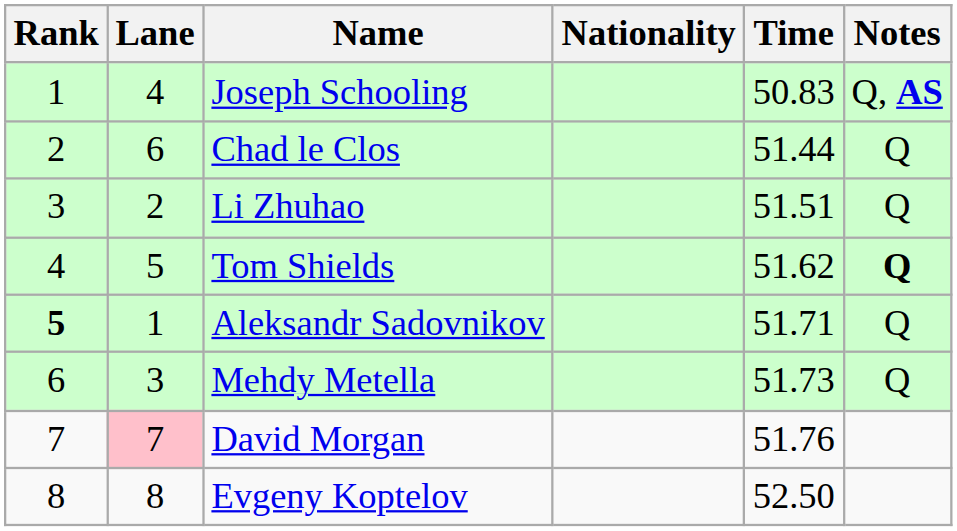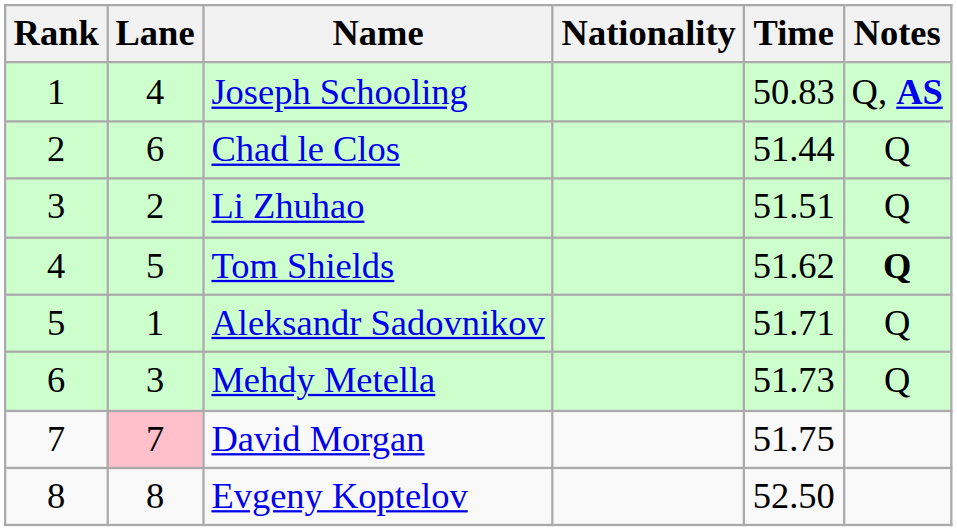(56, 322) bold -> (56, 322) normal
(794, 438) 51.76 -> (794, 438) 51.75
